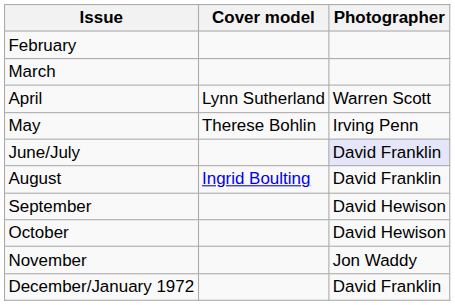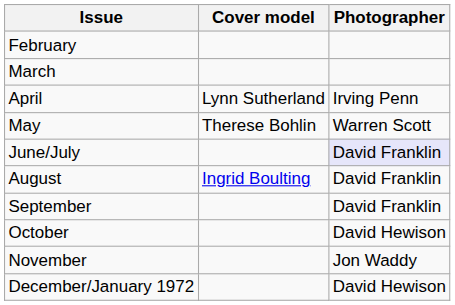(382, 98) Warren Scott -> (376, 98) Irving Penn
(376, 125) Irving Penn -> (382, 125) Warren Scott
(389, 206) David Hewison -> (387, 206) David Franklin
(387, 286) David Franklin -> (389, 286) David Hewison
